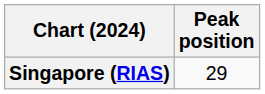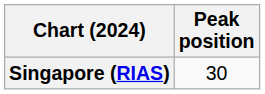(217, 72) 29 -> (217, 72) 30
